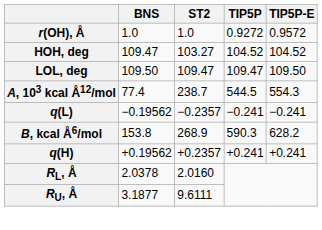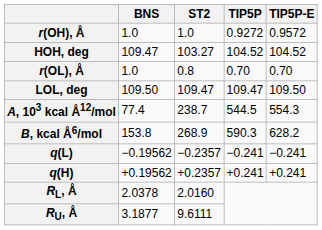+ row: (62, 71)
rows swapped: (62, 133) <-> (62, 112)
